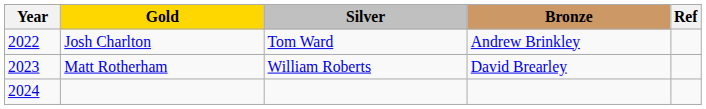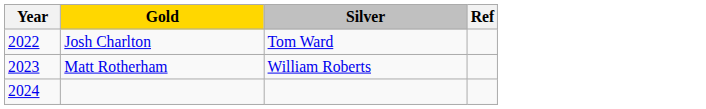- column: (569, 16)
